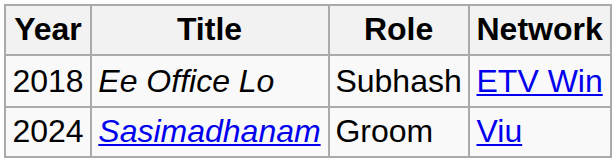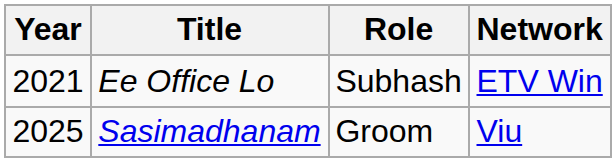(48, 80) 2018 -> (48, 80) 2021
(48, 131) 2024 -> (48, 131) 2025
